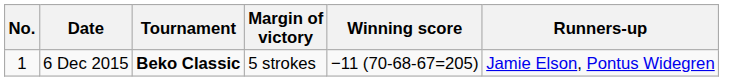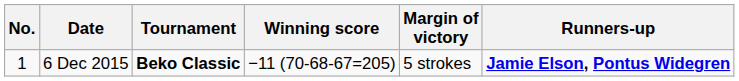columns swapped: (405, 27) <-> (286, 27)
(600, 63) normal -> (608, 63) bold
